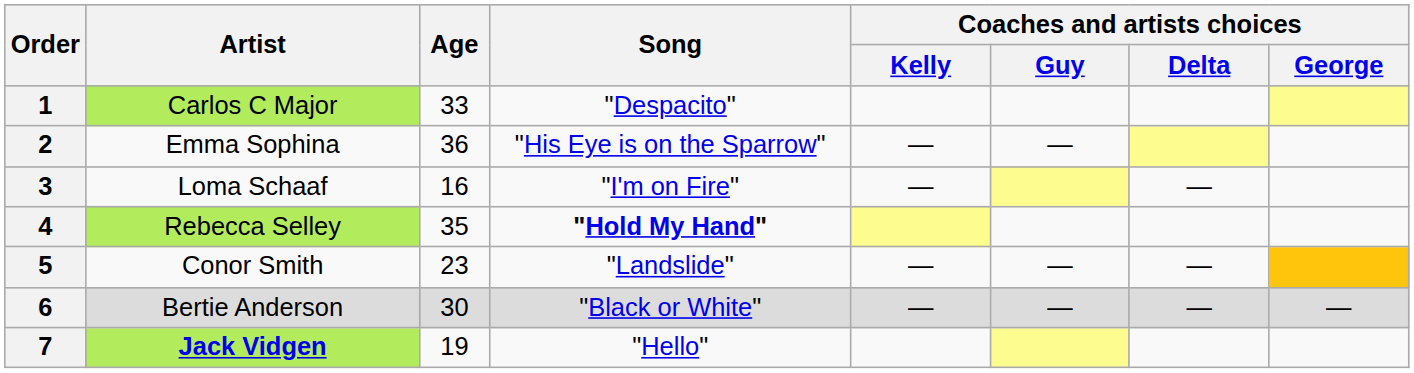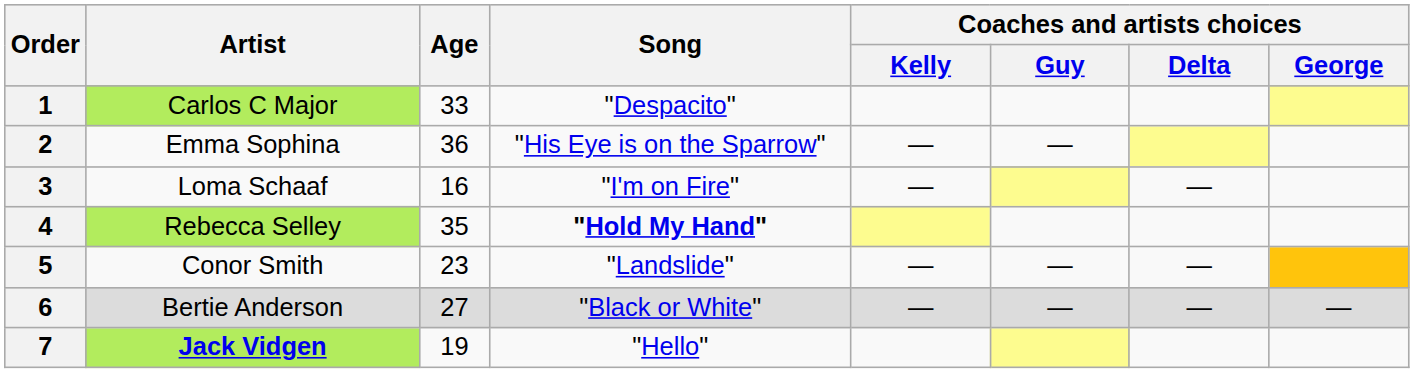(454, 307) 30 -> (454, 307) 27
